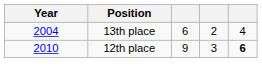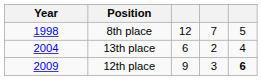+ row: (129, 31)
(46, 49) 2010 -> (46, 67) 2009
